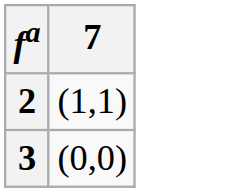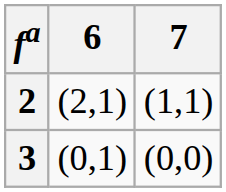+ column: (92, 38)
